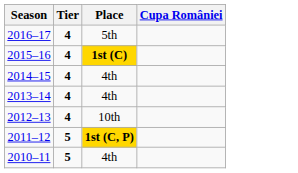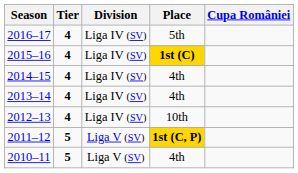+ column: (116, 15)
